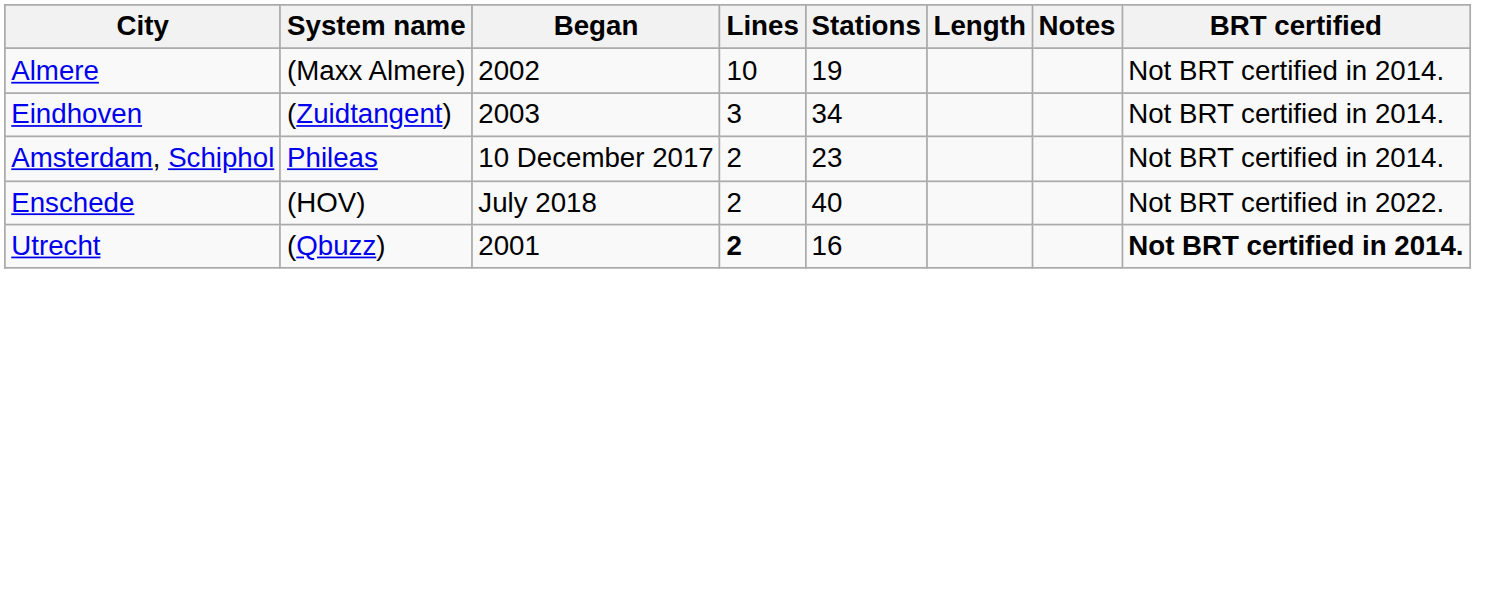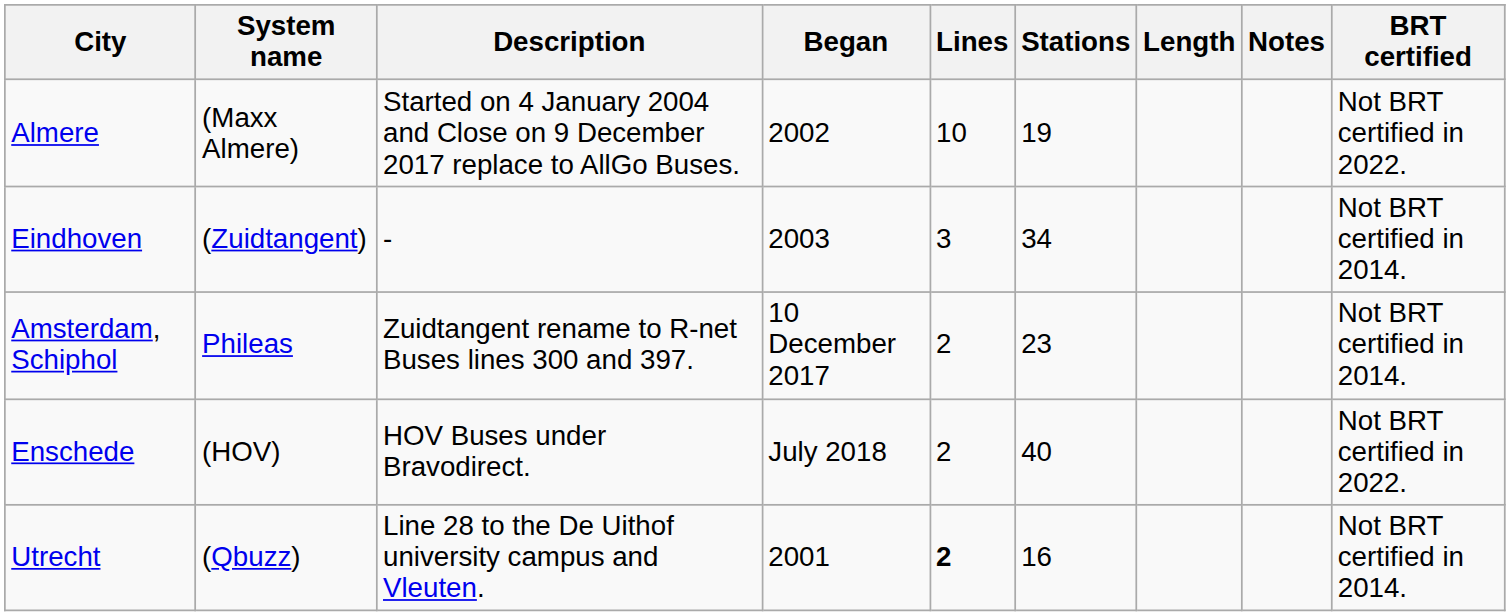+ column: (569, 42)
(1286, 70) Not BRT certified in 2014. -> (1401, 132) Not BRT certified in 2022.
(1296, 245) bold -> (1401, 557) normal
